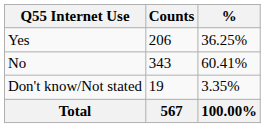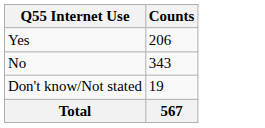- column: (229, 16)
